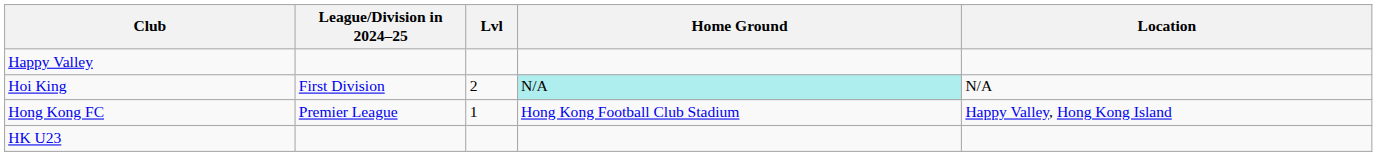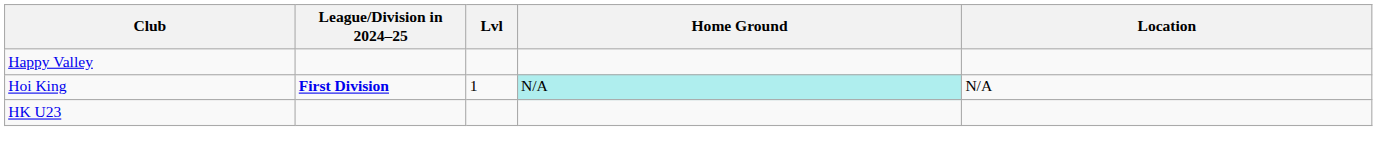(342, 87) normal -> (344, 87) bold
(474, 87) 2 -> (474, 87) 1
- row: (56, 113)
